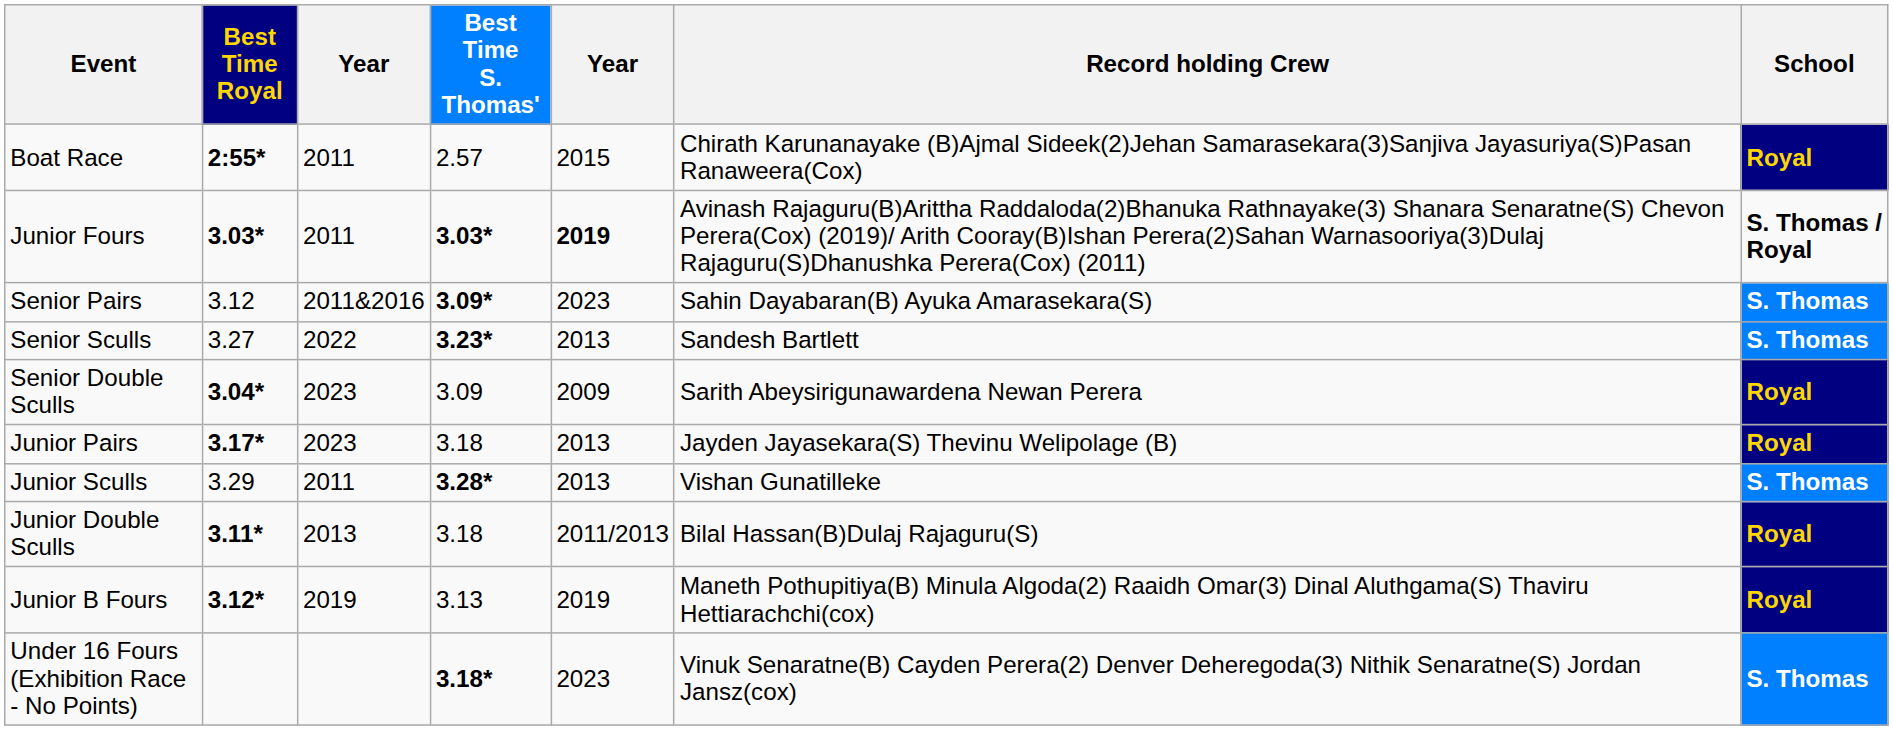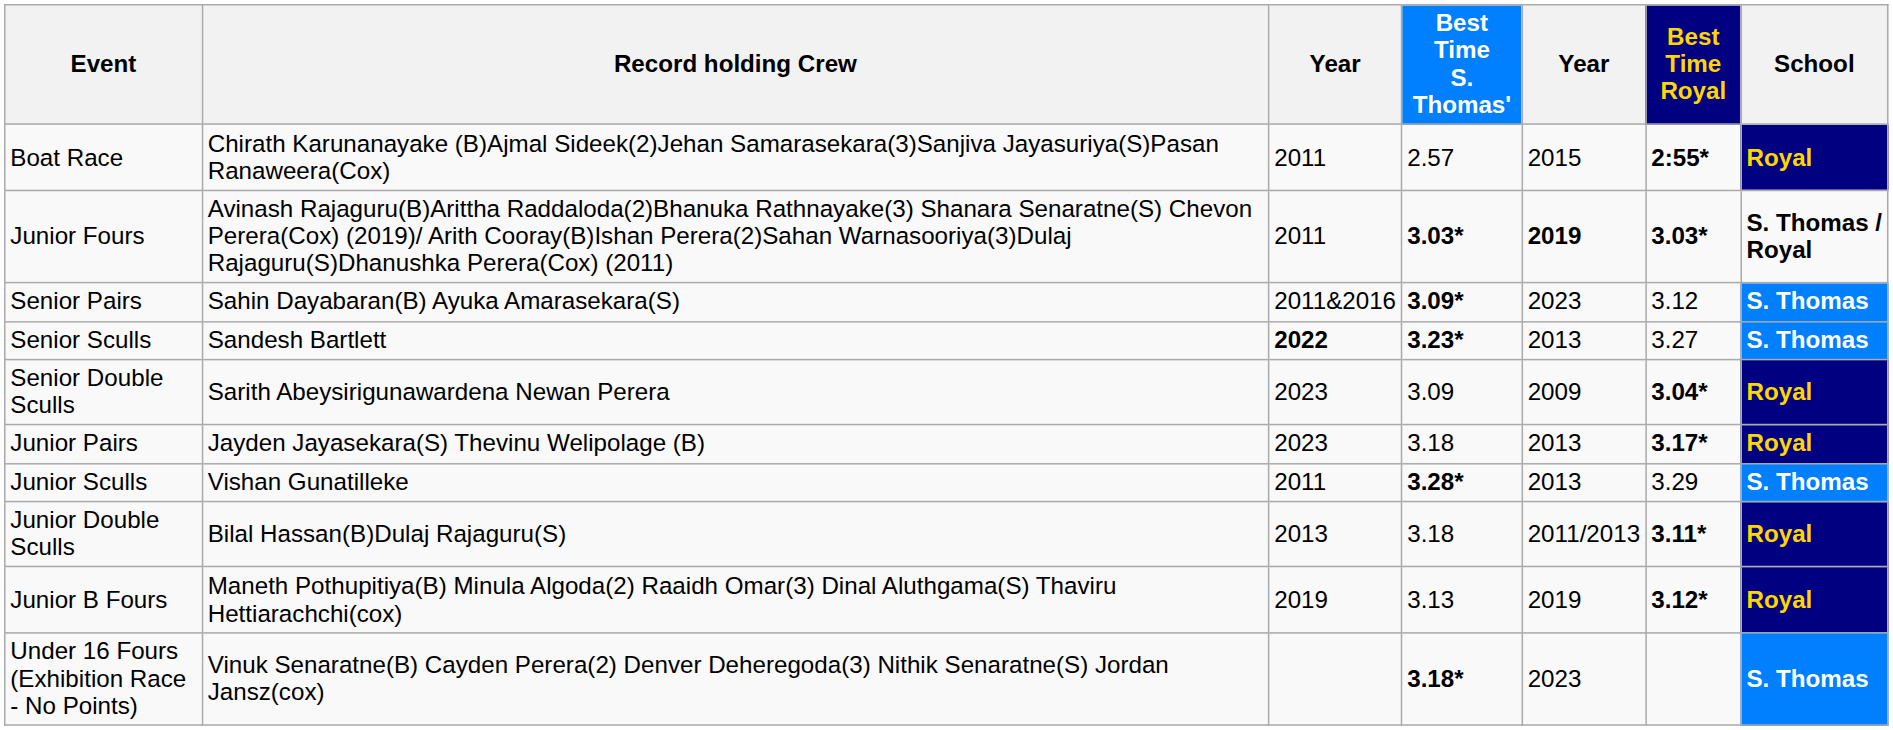columns swapped: (250, 64) <-> (1208, 64)
(330, 340) normal -> (1301, 340) bold
